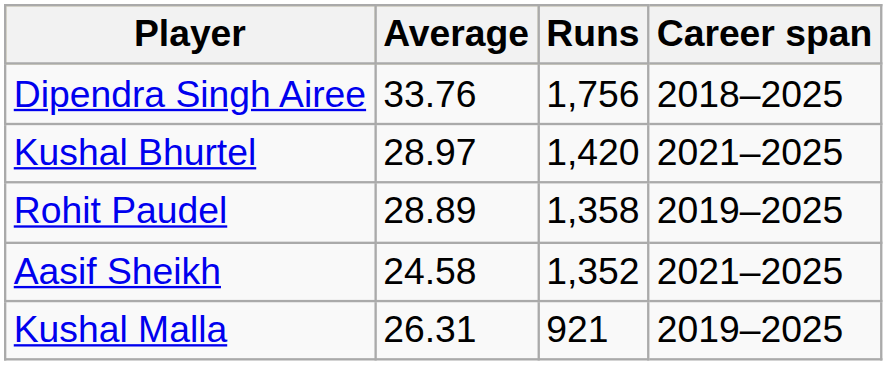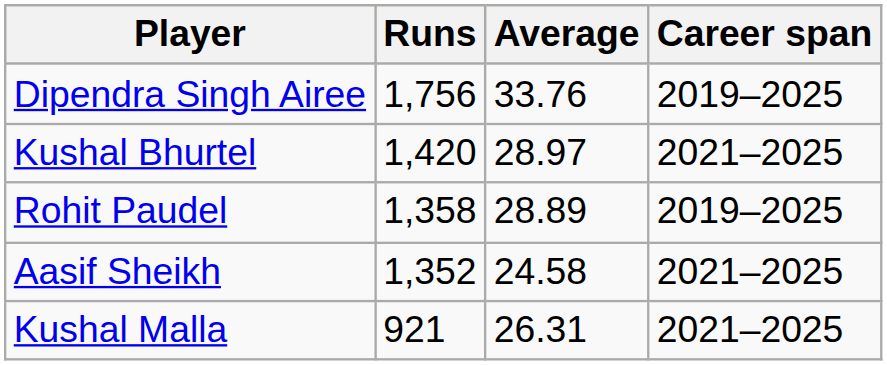columns swapped: (593, 34) <-> (456, 34)
(750, 93) 2018–2025 -> (750, 93) 2019–2025
(750, 329) 2019–2025 -> (750, 329) 2021–2025
